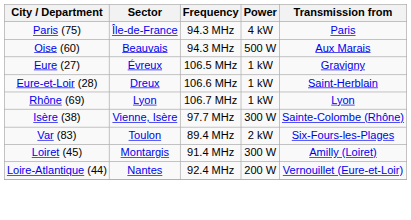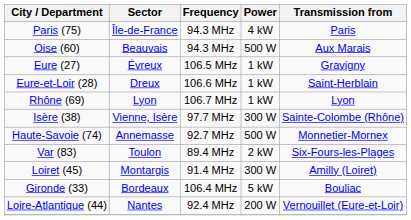+ row: (57, 135)
+ row: (57, 188)
